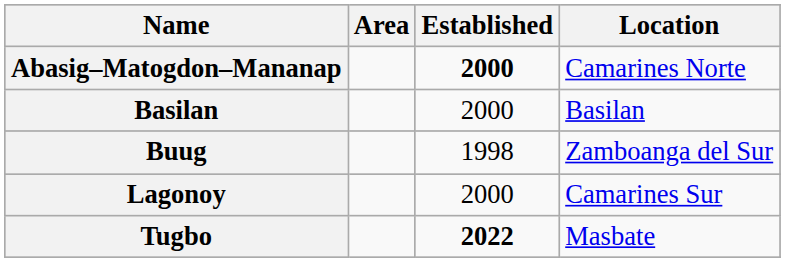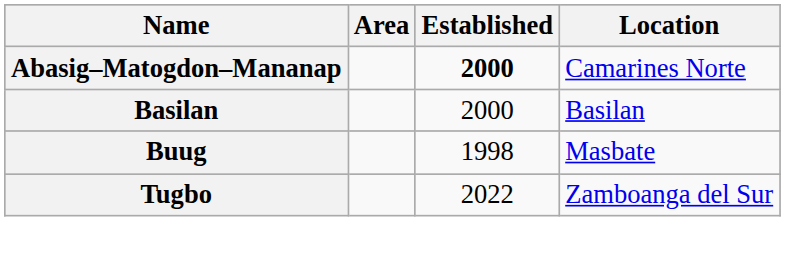(669, 151) Zamboanga del Sur -> (610, 151) Masbate
- row: (176, 194)
(487, 236) bold -> (487, 194) normal
(610, 236) Masbate -> (669, 194) Zamboanga del Sur
